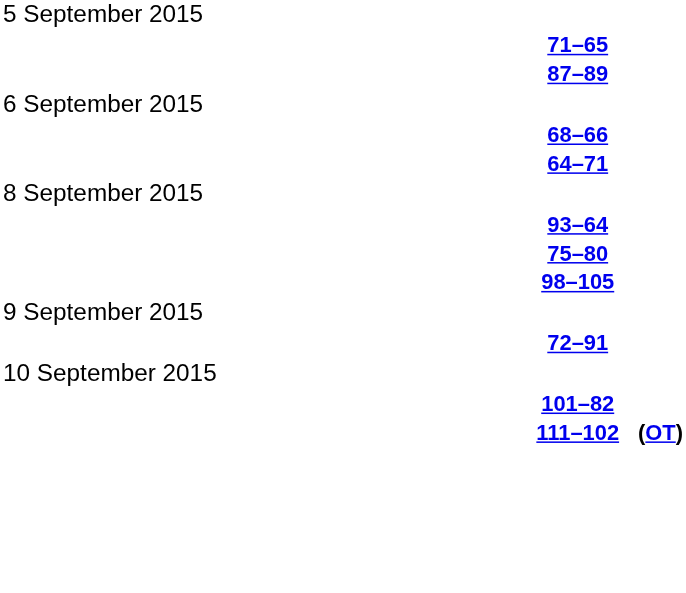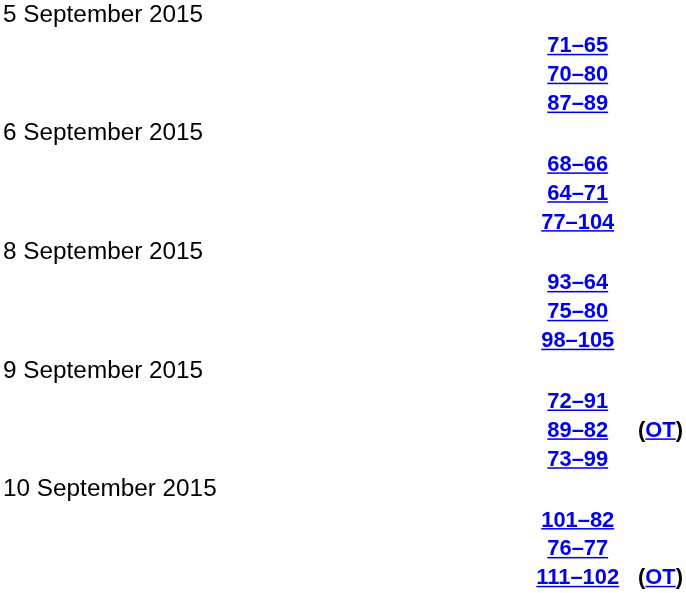+ row: (240, 74)
+ row: (240, 221)
+ row: (240, 429)
+ row: (240, 458)
+ row: (240, 548)
